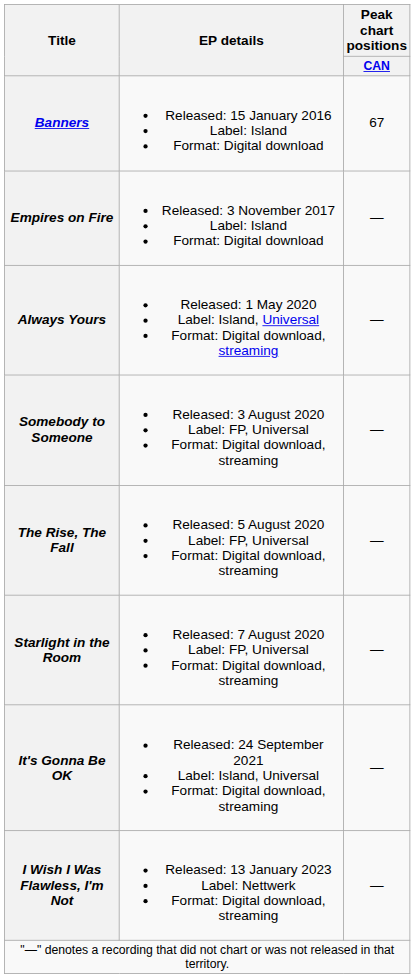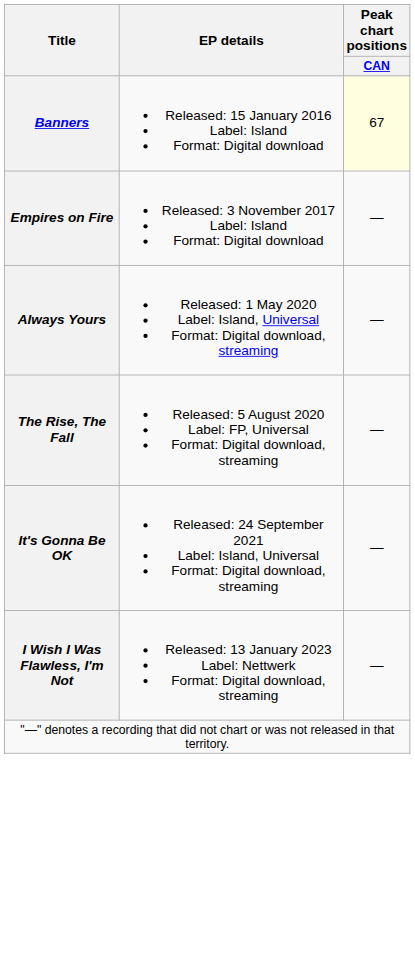(377, 123) no background -> (377, 123) lightyellow background
- row: (62, 430)
- row: (62, 650)
